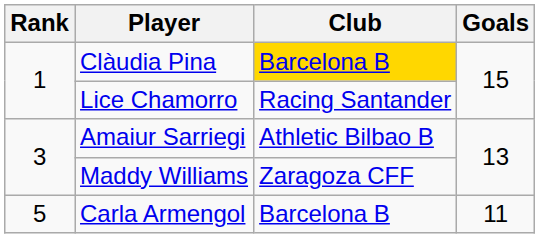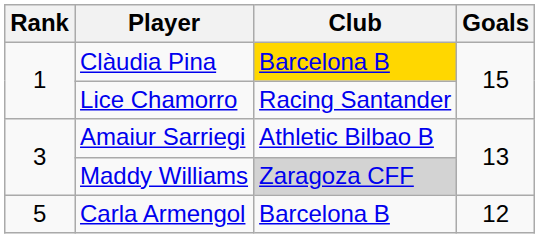(336, 175) no background -> (336, 175) lightgrey background
(496, 213) 11 -> (496, 213) 12
